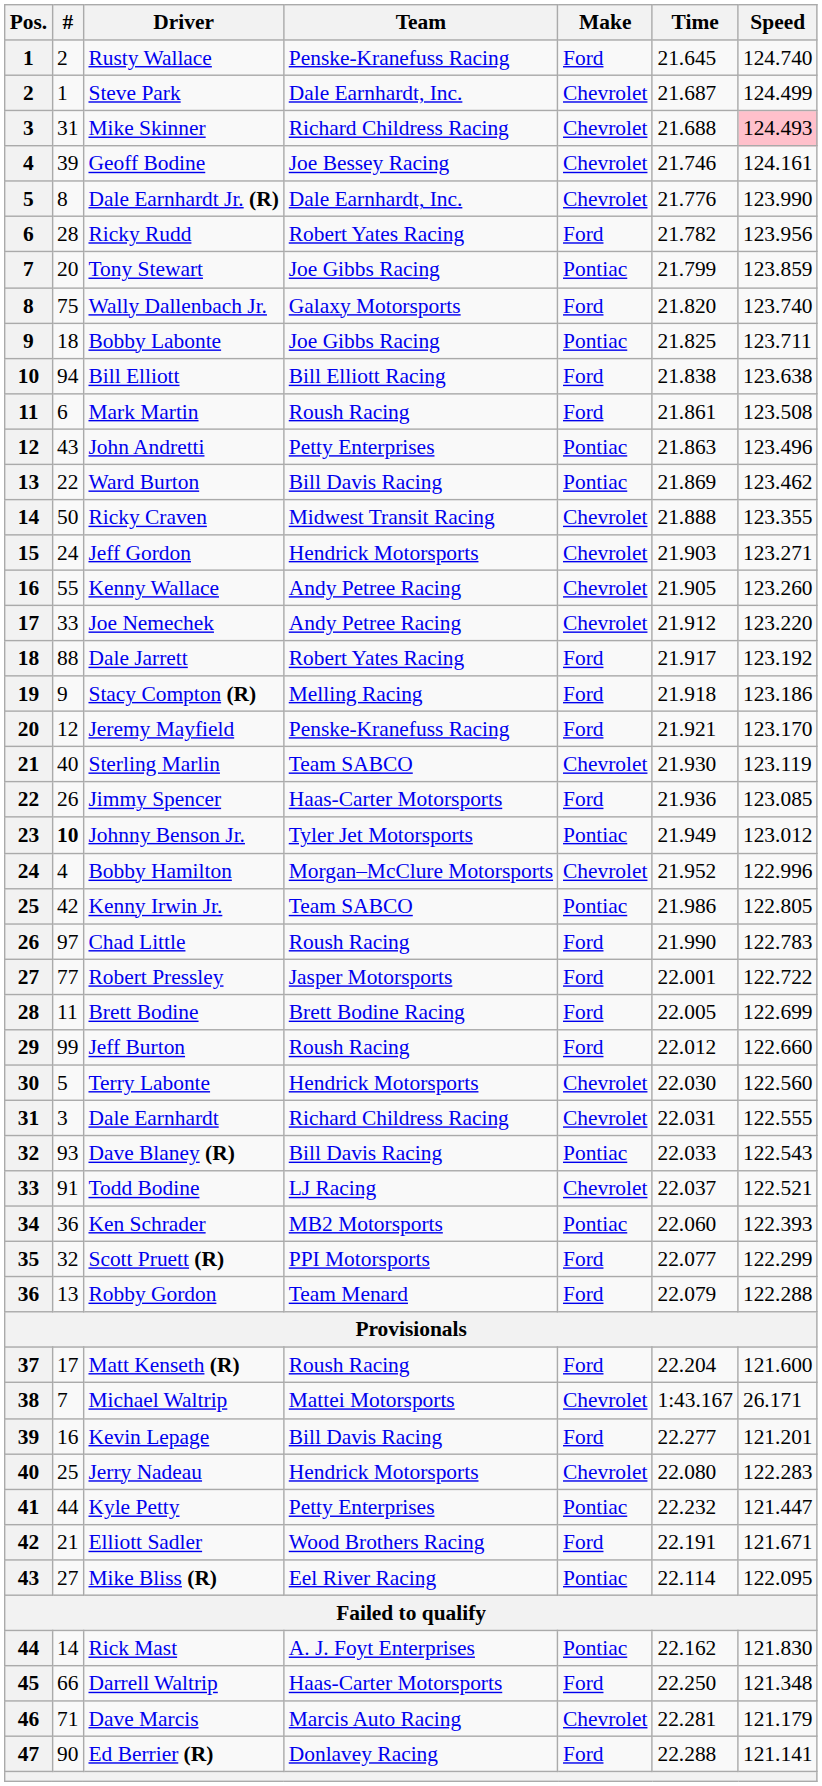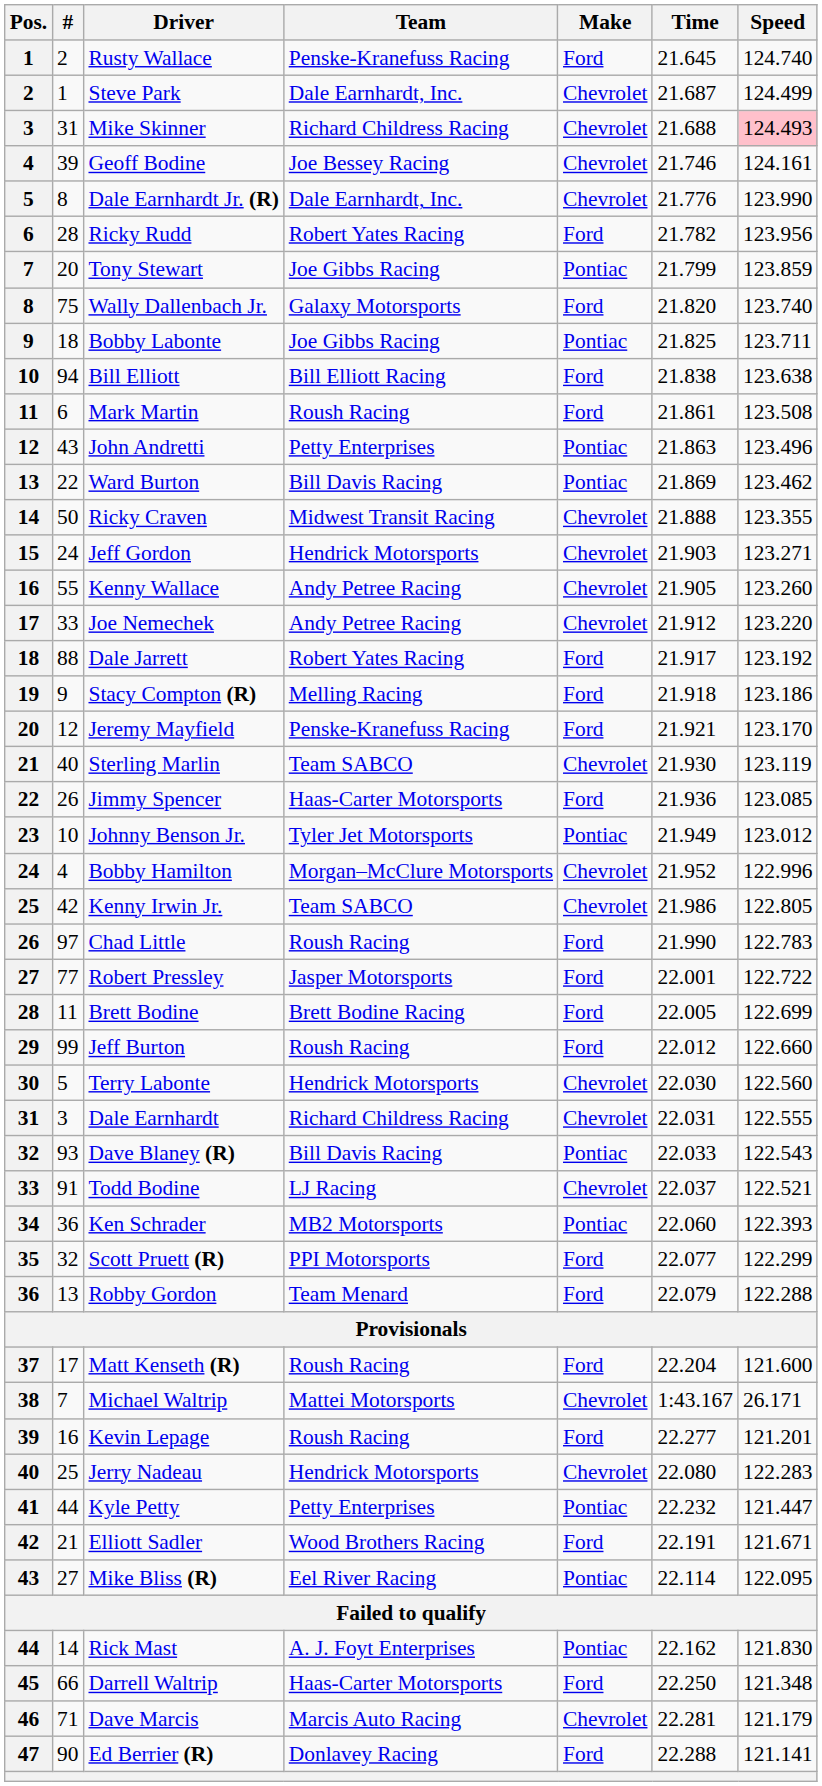(68, 835) bold -> (68, 835) normal
(595, 905) Pontiac -> (605, 905) Chevrolet
(365, 1435) Bill Davis Racing -> (349, 1435) Roush Racing
